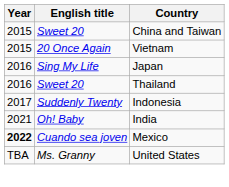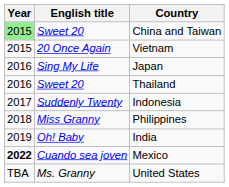(19, 31) no background -> (19, 31) lightgreen background
+ row: (160, 119)
(19, 119) 2021 -> (19, 137) 2019
